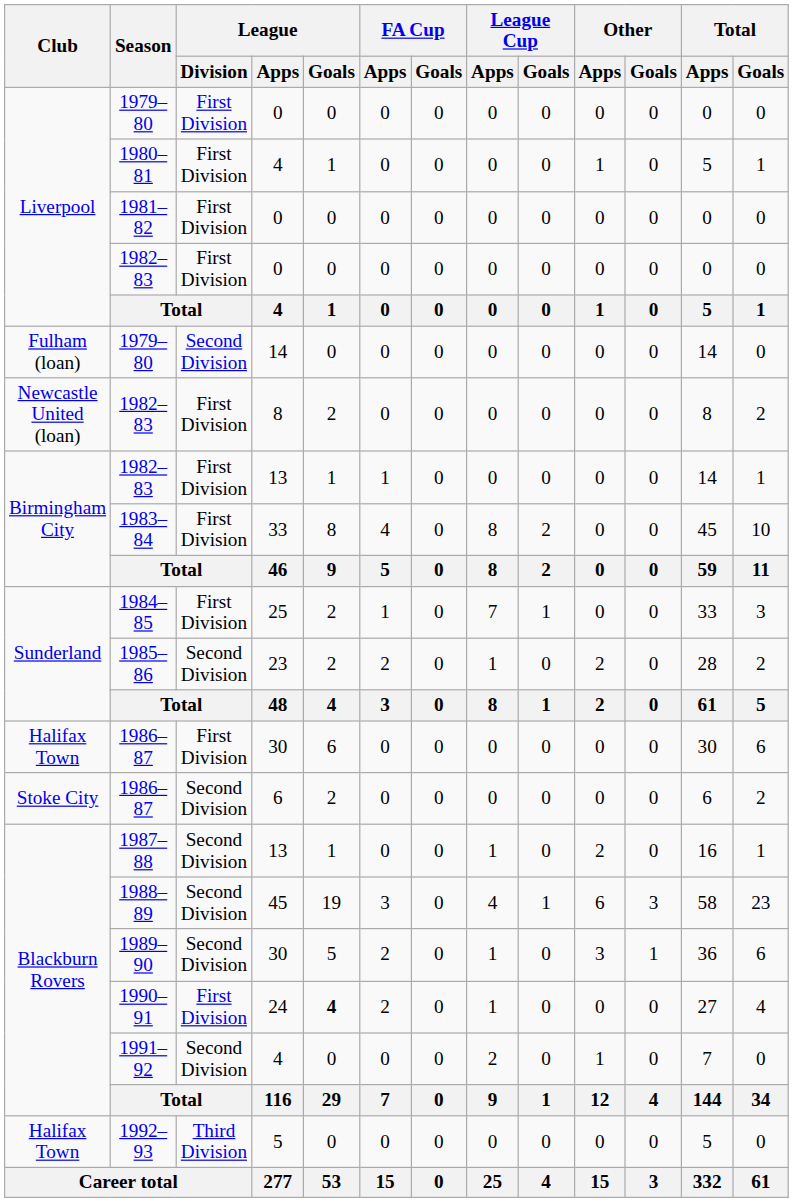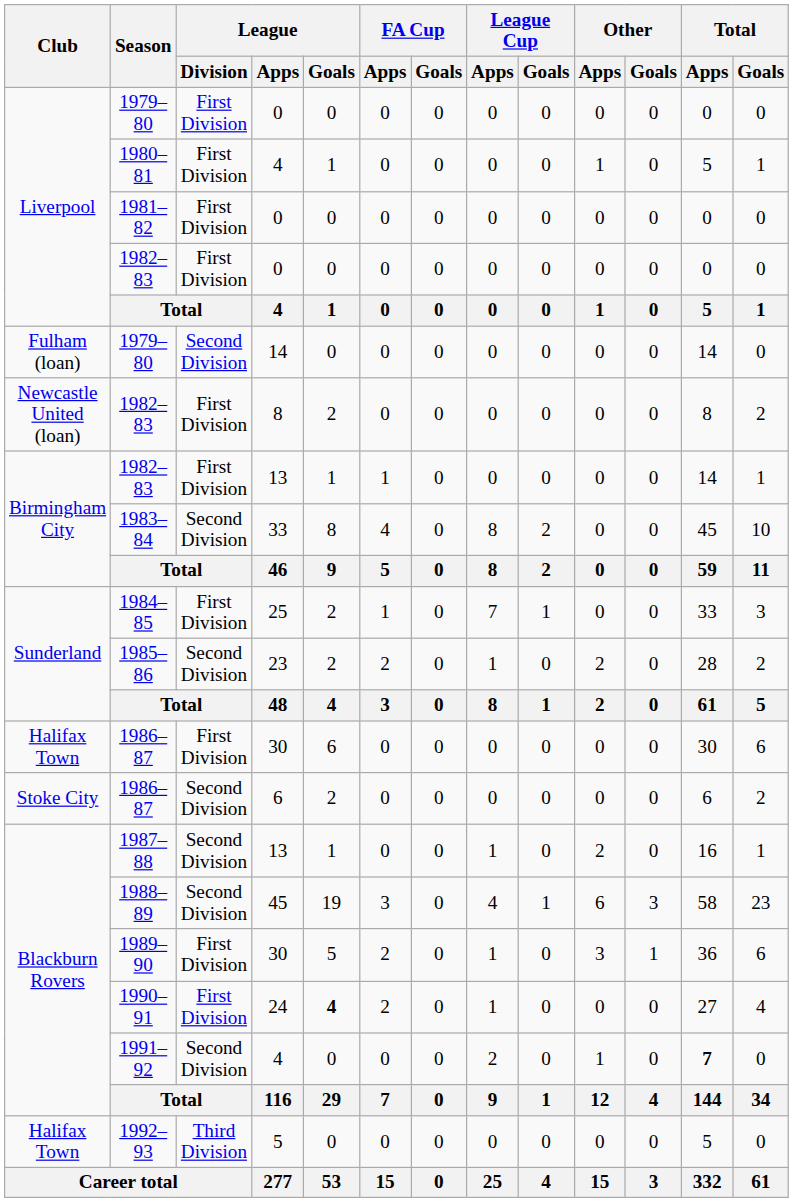(214, 529) First Division -> (214, 529) Second Division
(214, 954) Second Division -> (214, 954) First Division
(707, 1058) normal -> (707, 1058) bold
